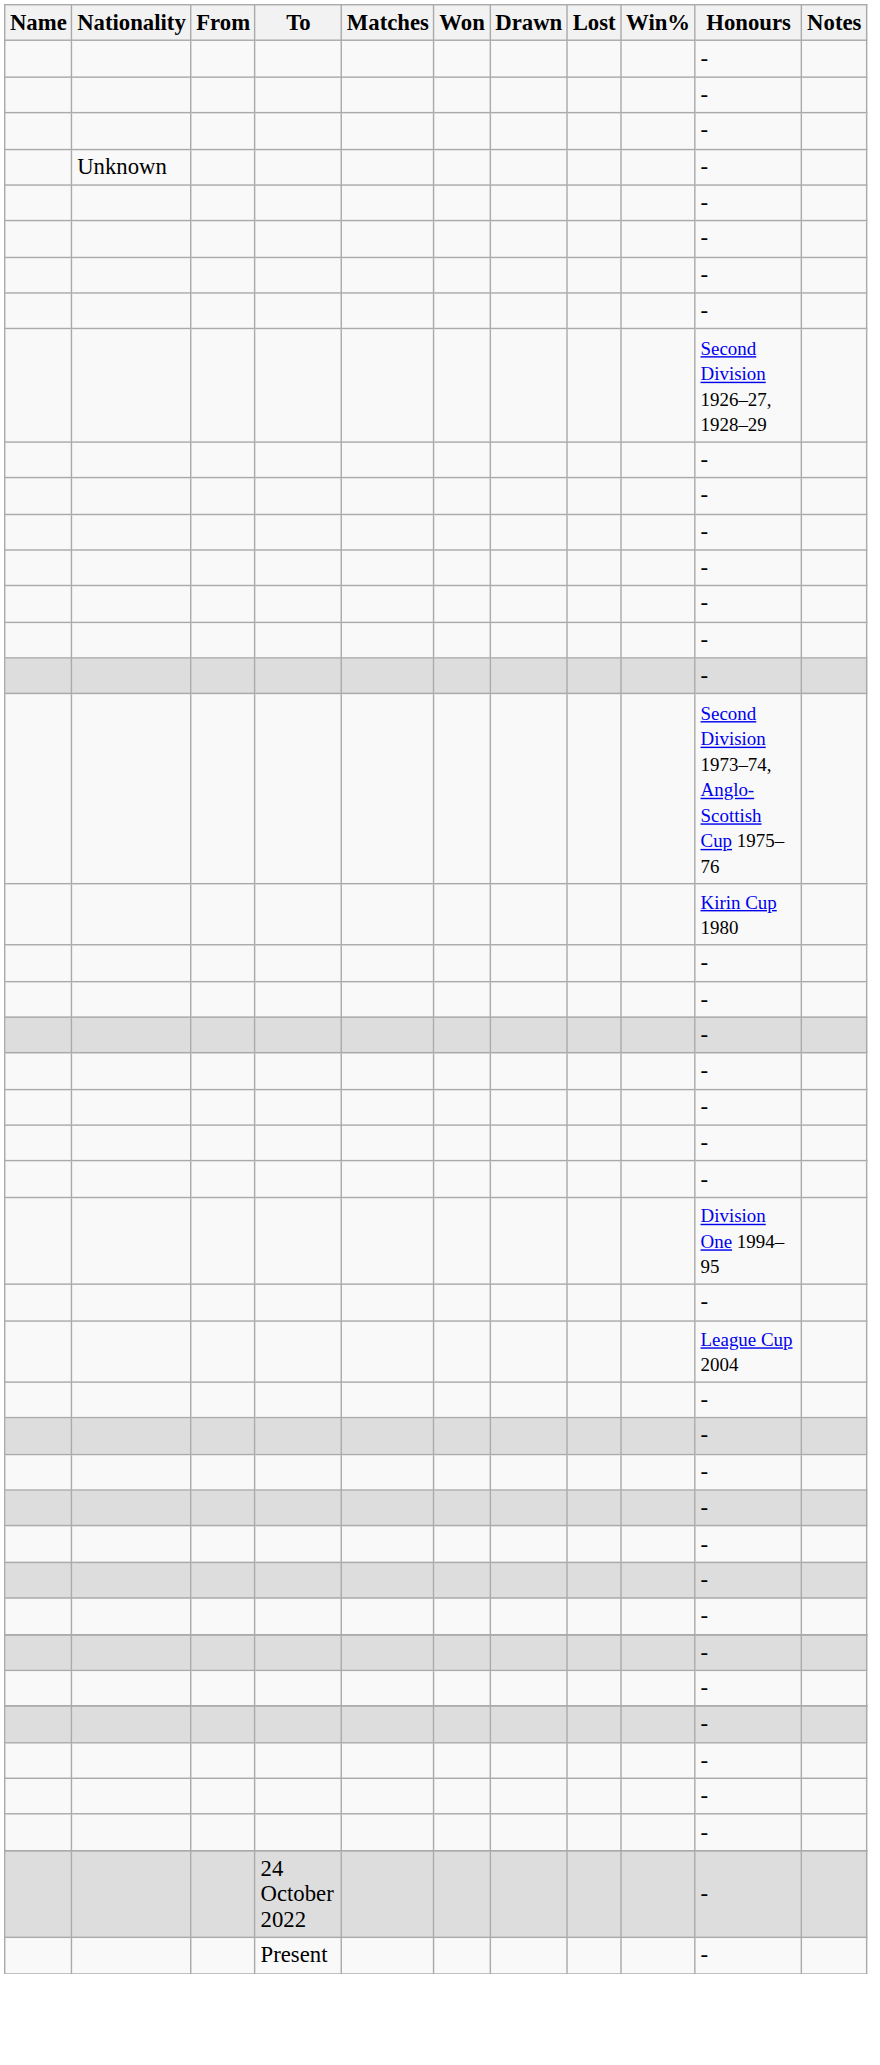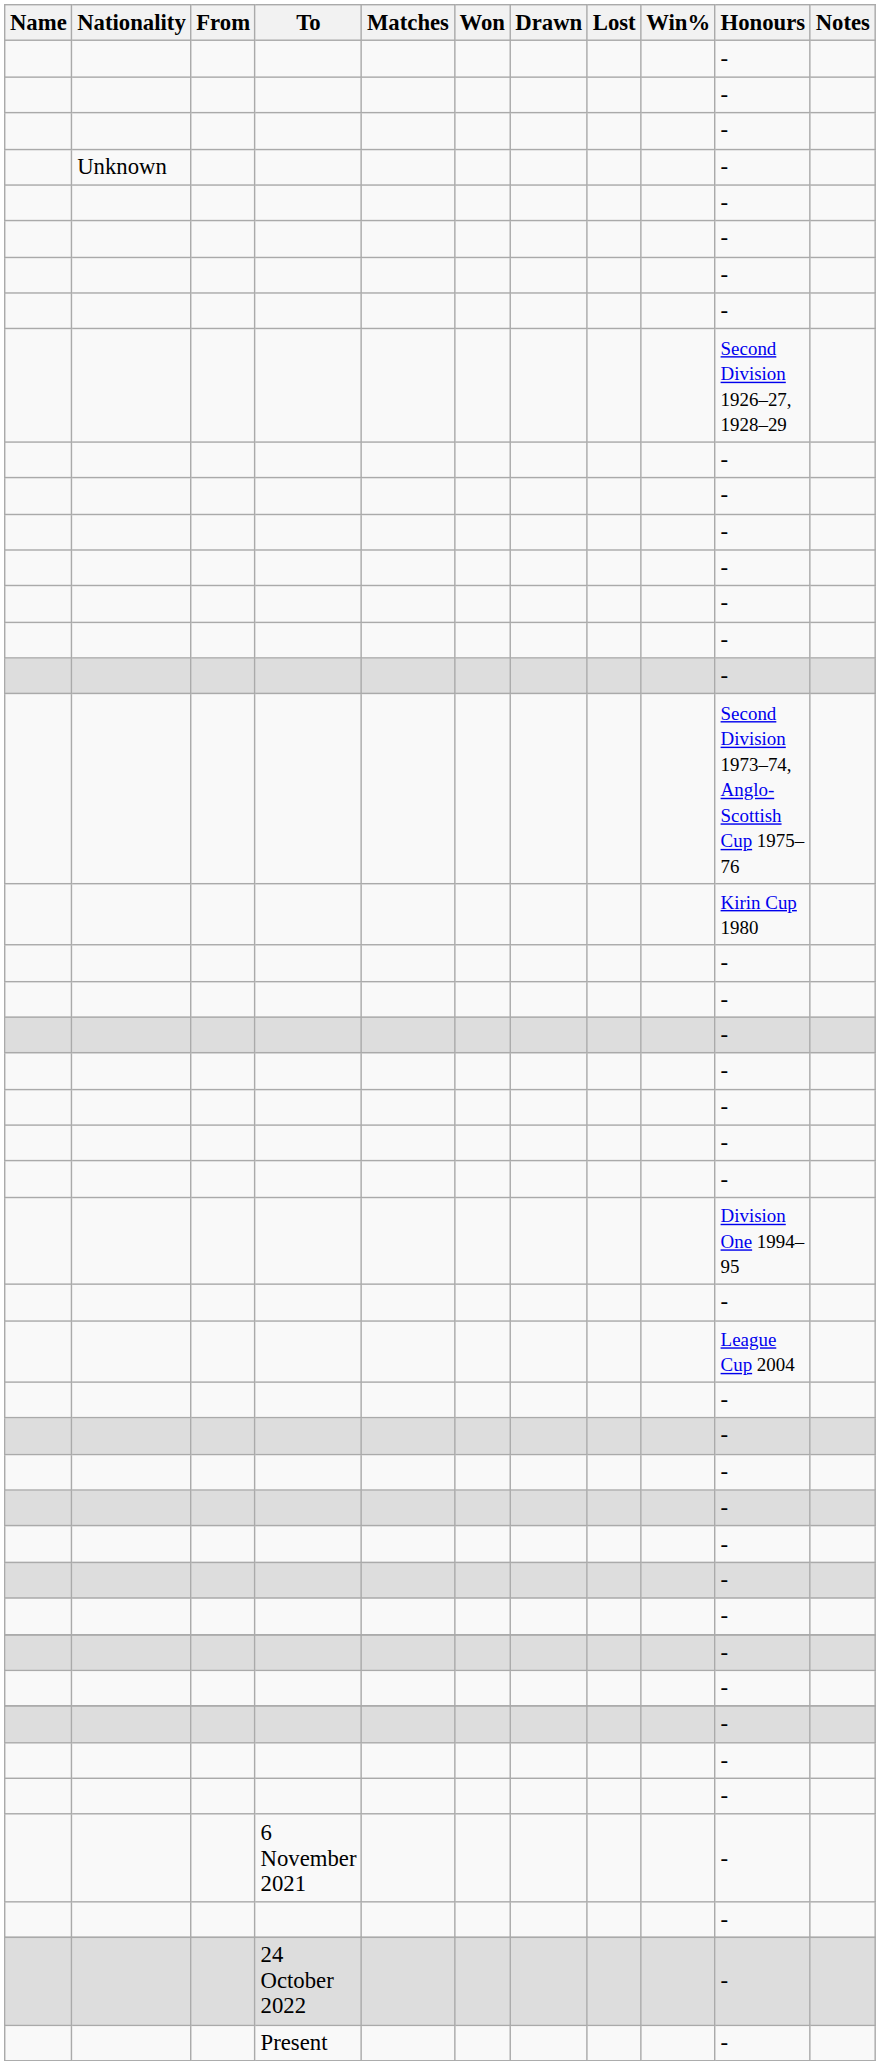+ row: (131, 1858)
